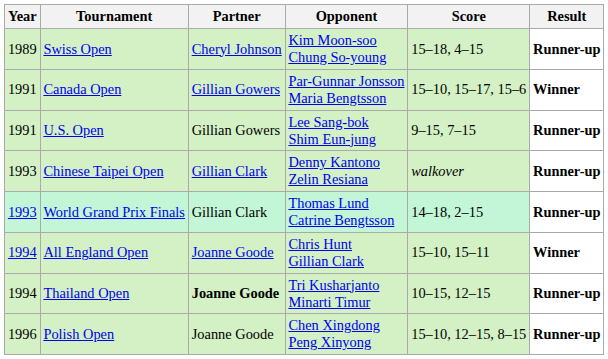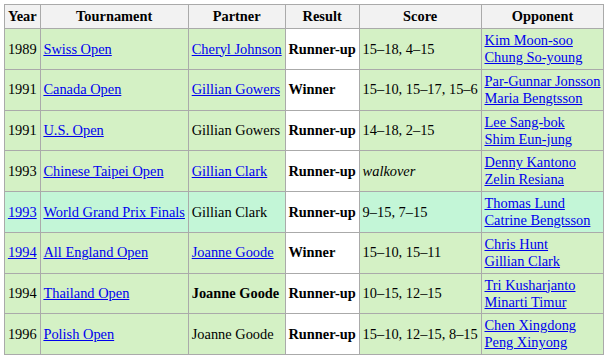columns swapped: (346, 16) <-> (567, 16)
(444, 130) 9–15, 7–15 -> (399, 130) 14–18, 2–15
(447, 212) 14–18, 2–15 -> (395, 212) 9–15, 7–15
